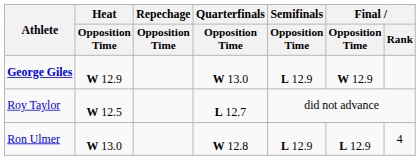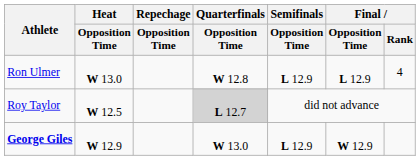rows swapped: (40, 72) <-> (34, 139)
(230, 113) no background -> (230, 113) lightgrey background
